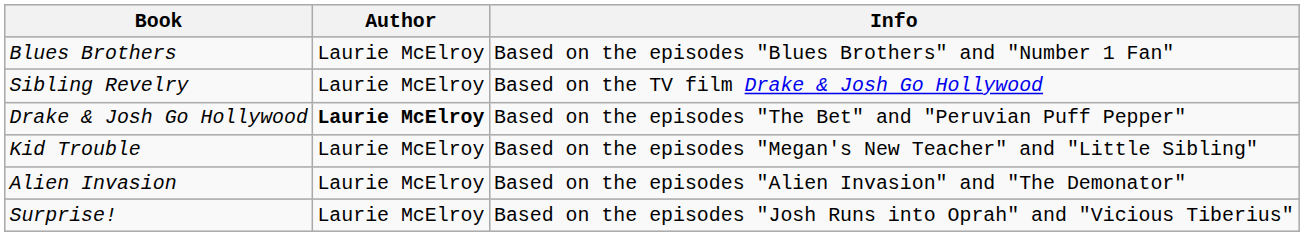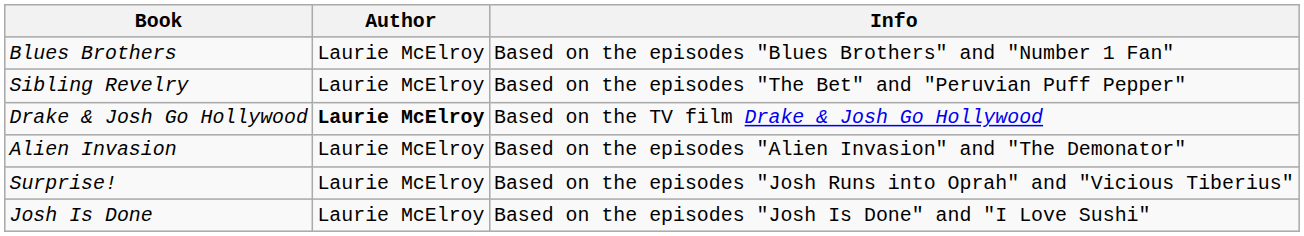(768, 86) Based on the TV film Drake & Josh Go Hollywood -> (840, 86) Based on the episodes "The Bet" and "Peruvian Puff Pepper"
(840, 118) Based on the episodes "The Bet" and "Peruvian Puff Pepper" -> (768, 118) Based on the TV film Drake & Josh Go Hollywood
- row: (75, 151)
+ row: (81, 215)
